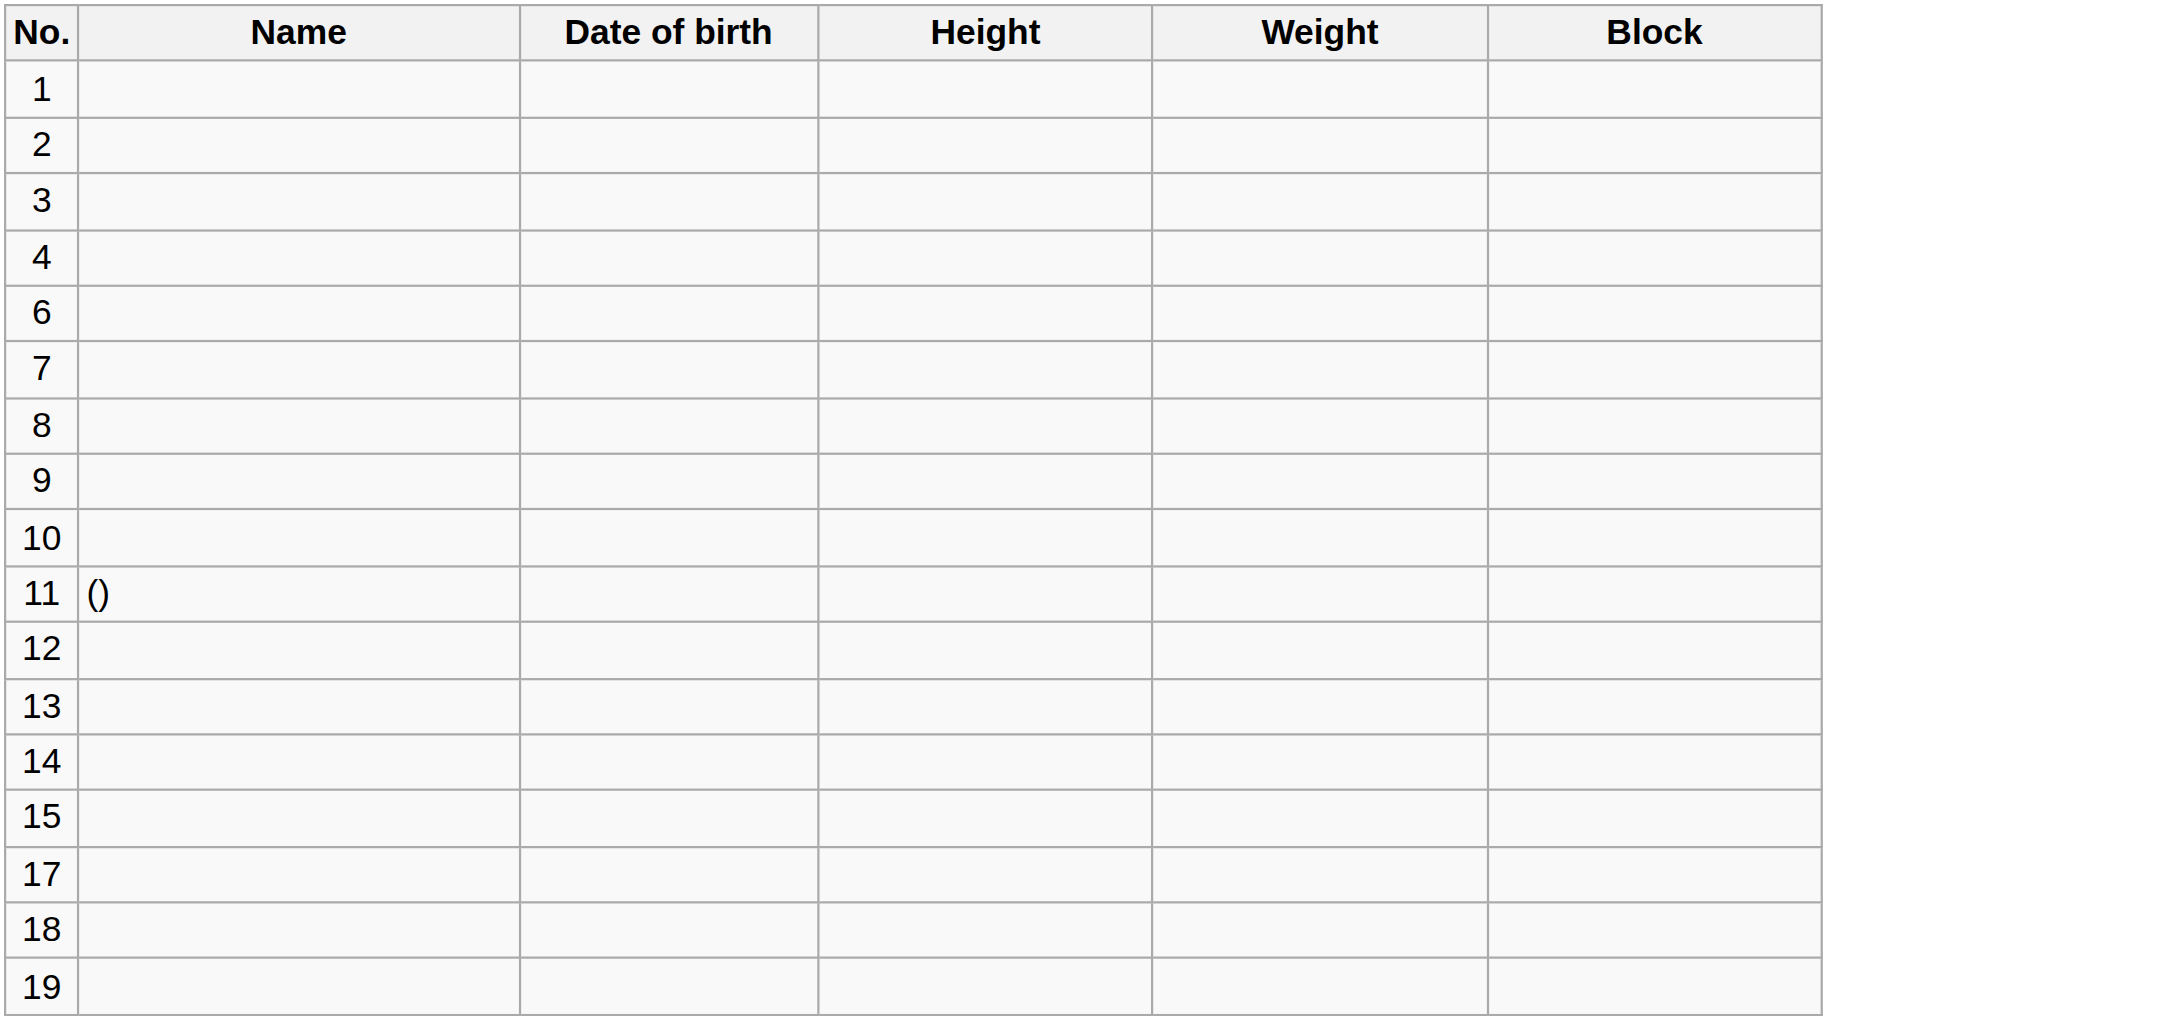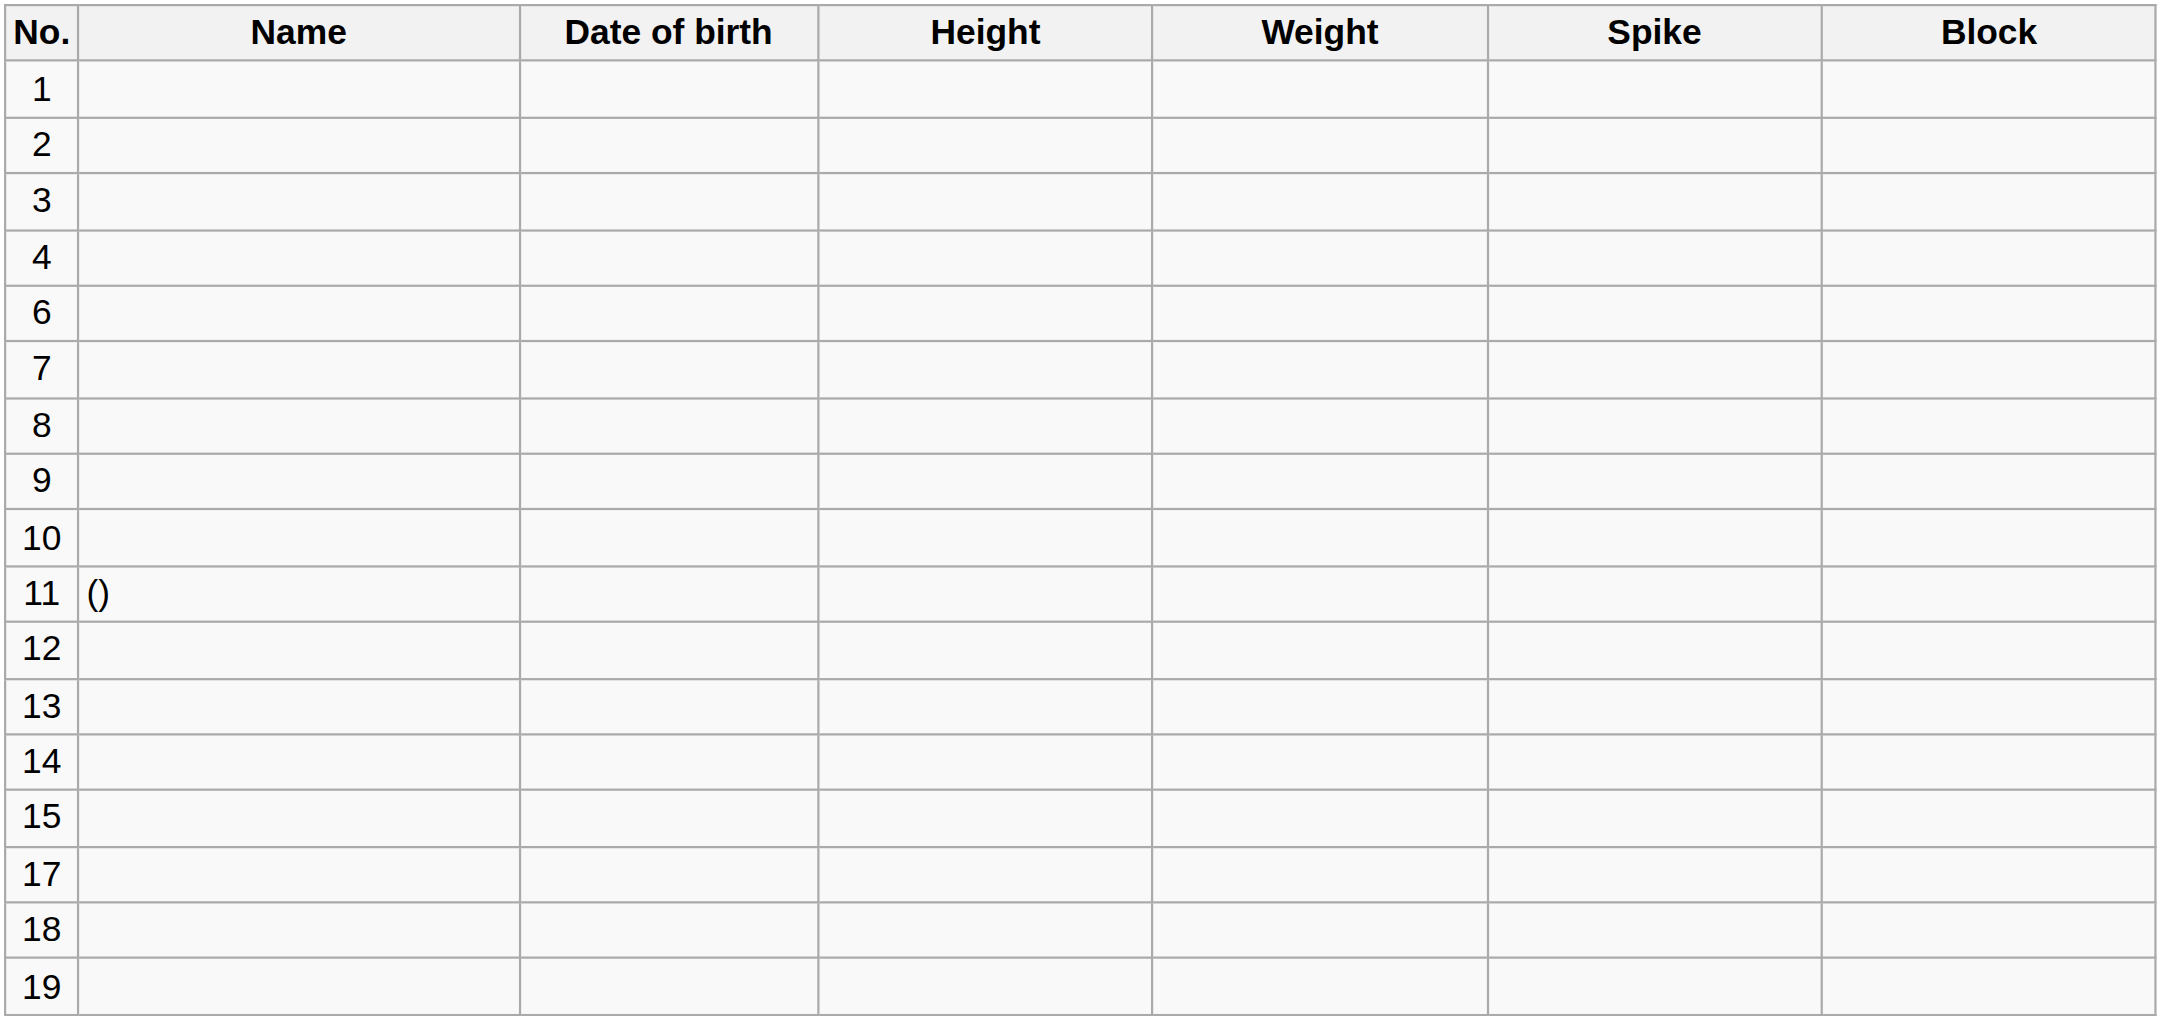+ column: (1655, 32)
